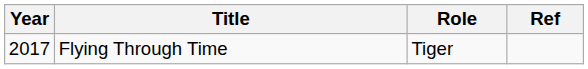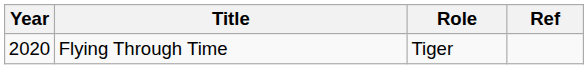(30, 48) 2017 -> (30, 48) 2020
